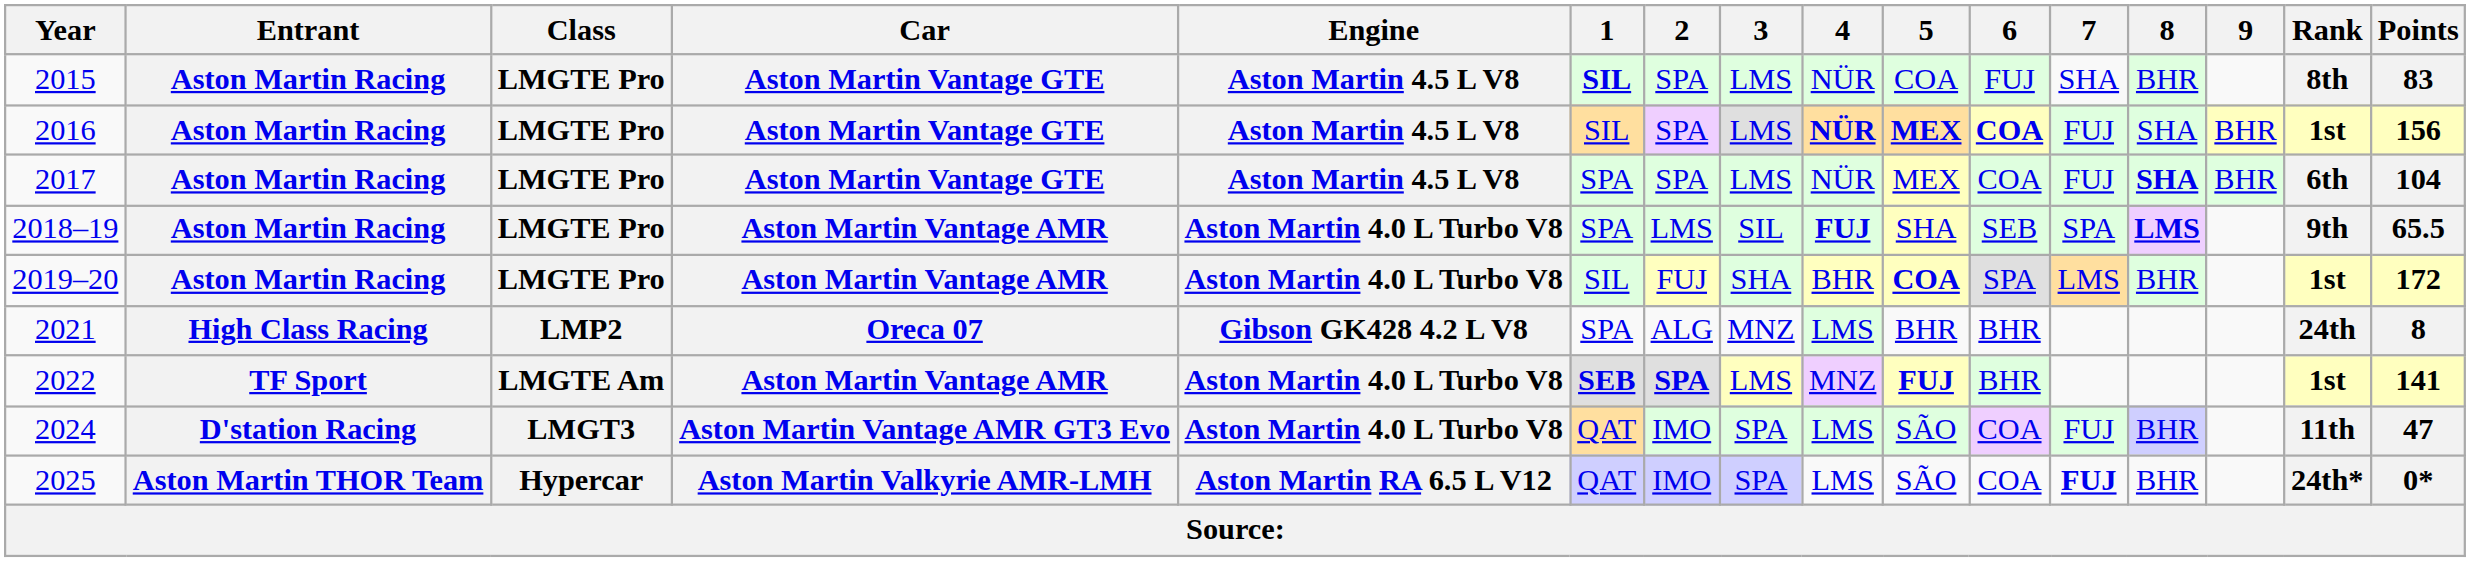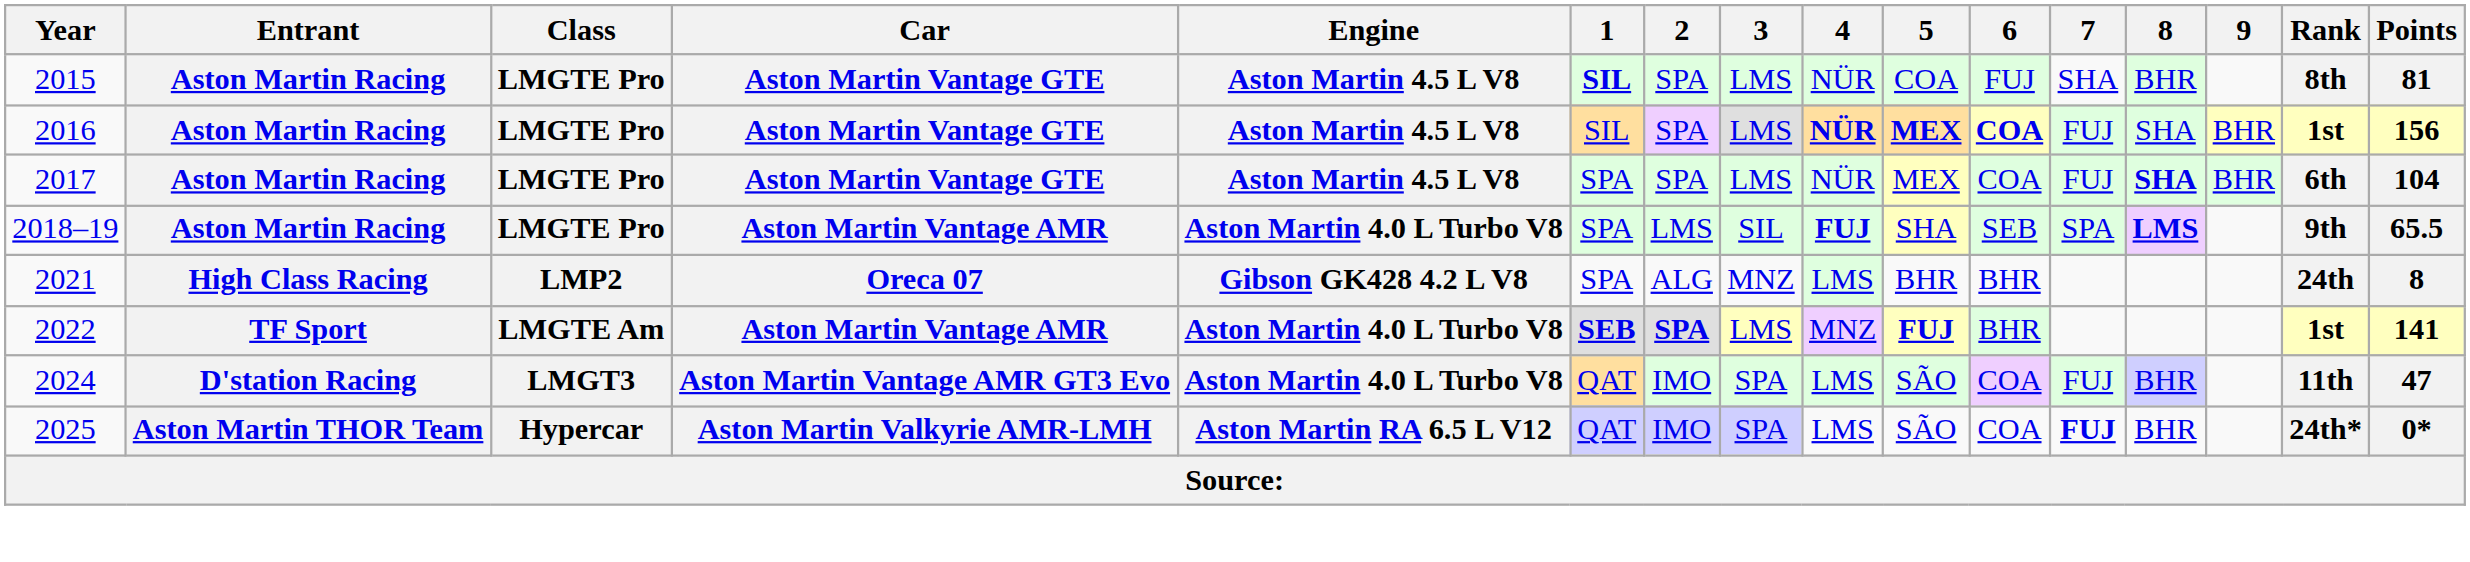(2418, 79) 83 -> (2417, 79) 81
- row: (65, 279)
